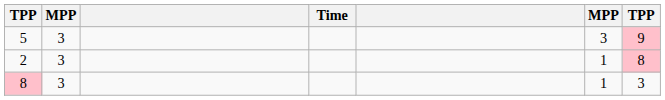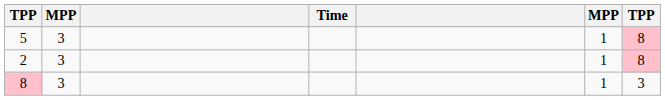(603, 38) 3 -> (603, 38) 1
(641, 38) 9 -> (641, 38) 8
